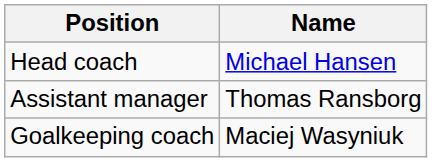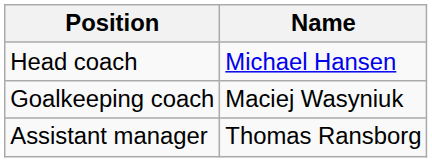rows swapped: (109, 99) <-> (112, 136)
